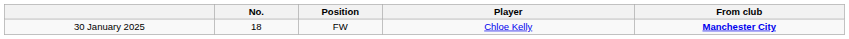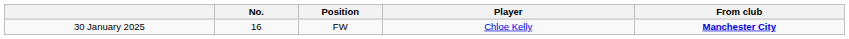(256, 26) 18 -> (256, 26) 16
